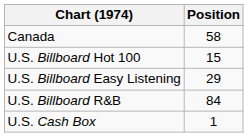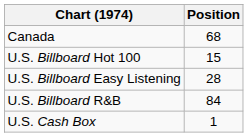(214, 36) 58 -> (214, 36) 68
(214, 79) 29 -> (214, 79) 28
